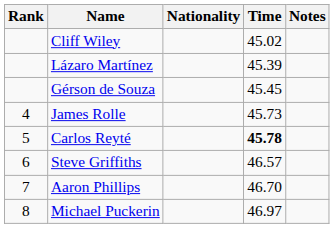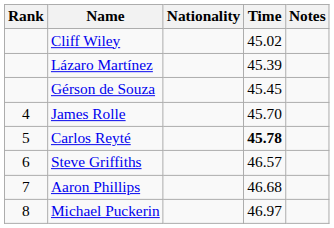(265, 114) 45.73 -> (265, 114) 45.70
(265, 187) 46.70 -> (265, 187) 46.68
